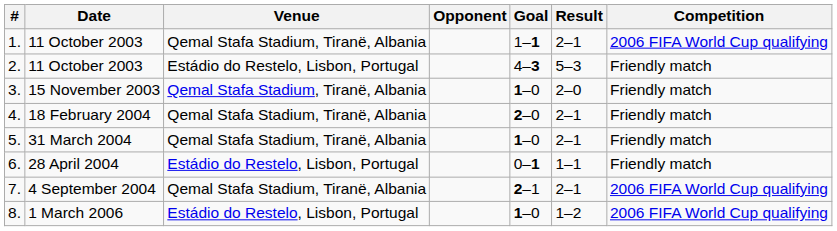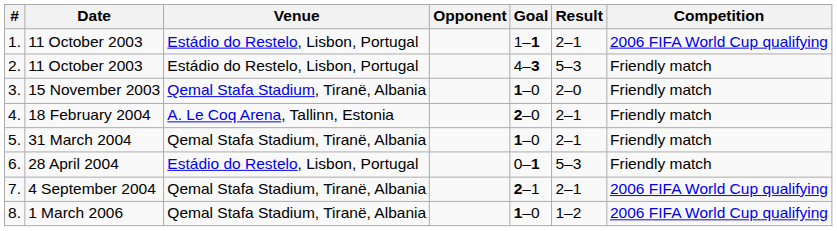(297, 41) Qemal Stafa Stadium, Tiranë, Albania -> (293, 41) Estádio do Restelo, Lisbon, Portugal
(297, 115) Qemal Stafa Stadium, Tiranë, Albania -> (281, 115) A. Le Coq Arena, Tallinn, Estonia
(568, 164) 1–1 -> (568, 164) 5–3
(293, 213) Estádio do Restelo, Lisbon, Portugal -> (297, 213) Qemal Stafa Stadium, Tiranë, Albania
